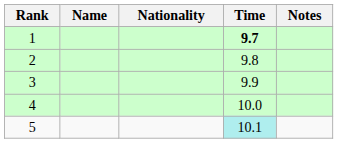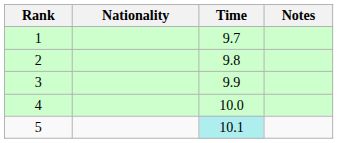- column: (90, 15)
(250, 37) bold -> (232, 37) normal
